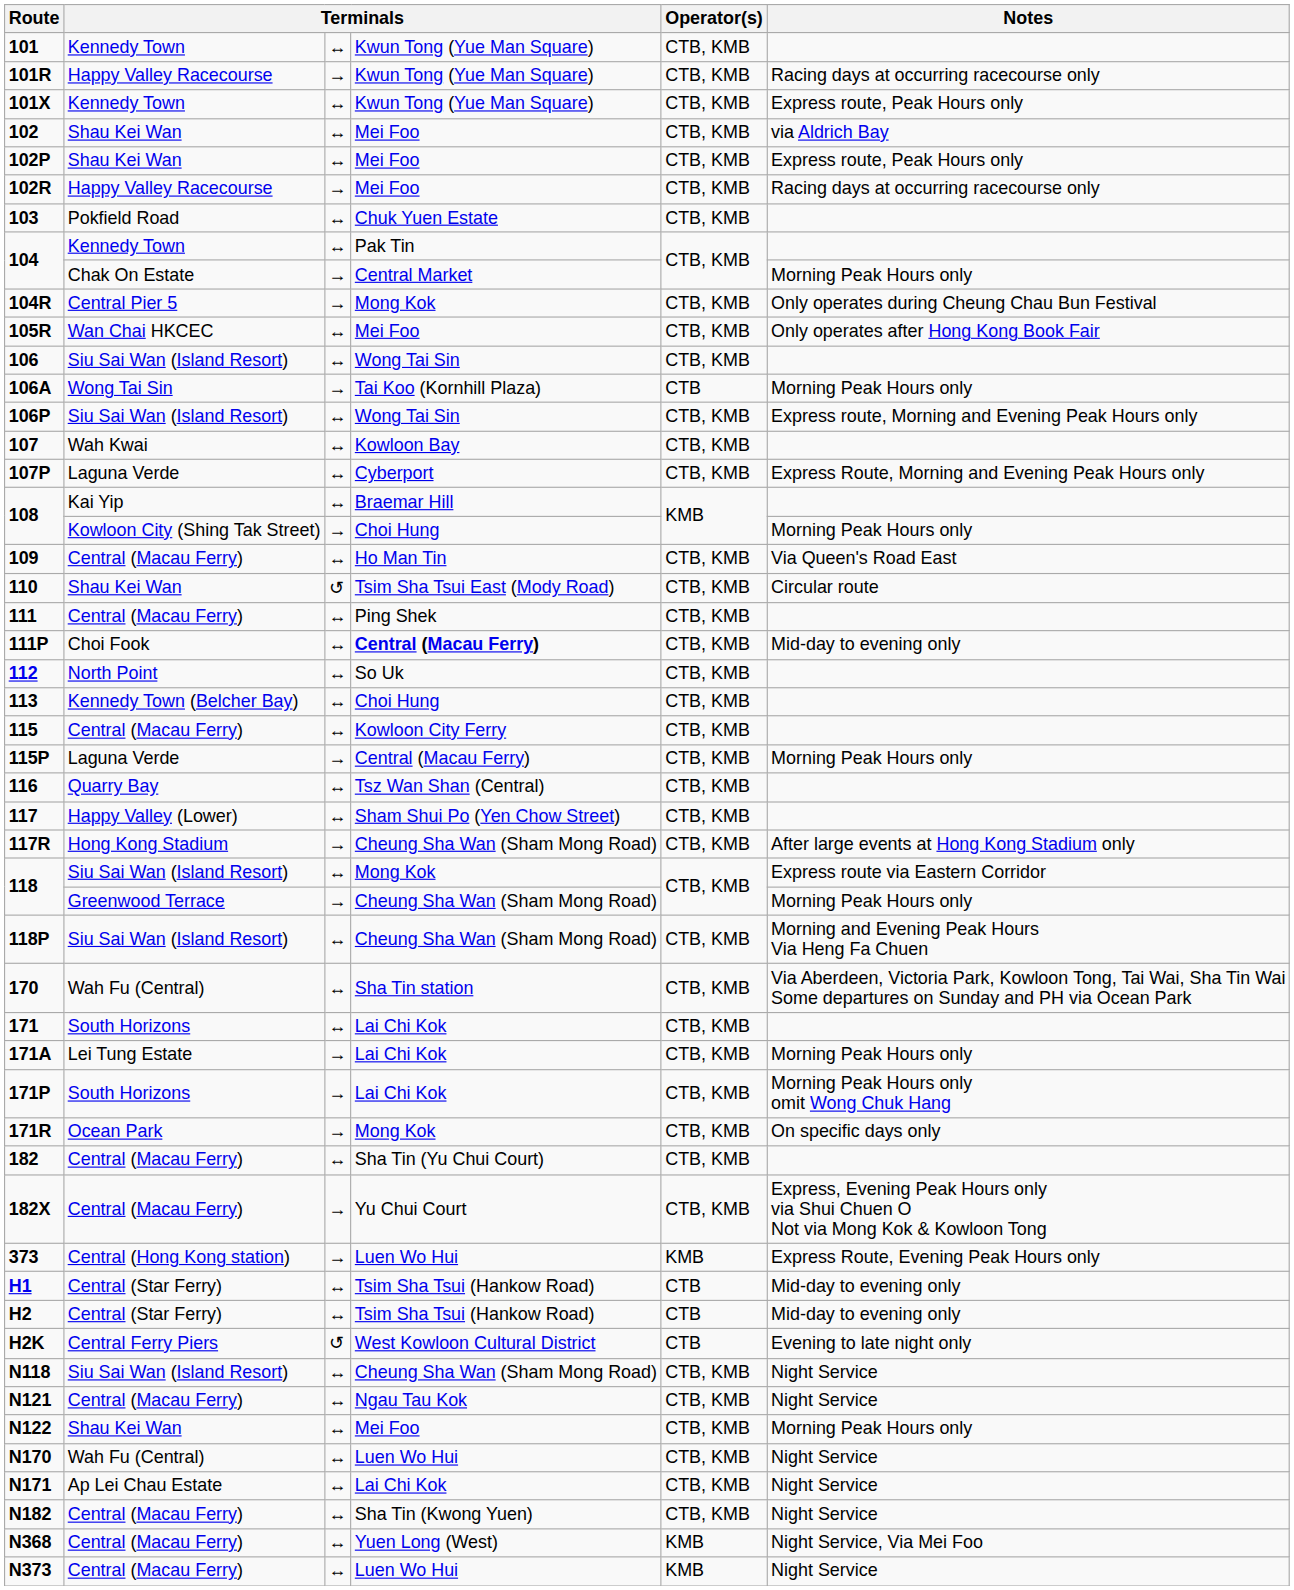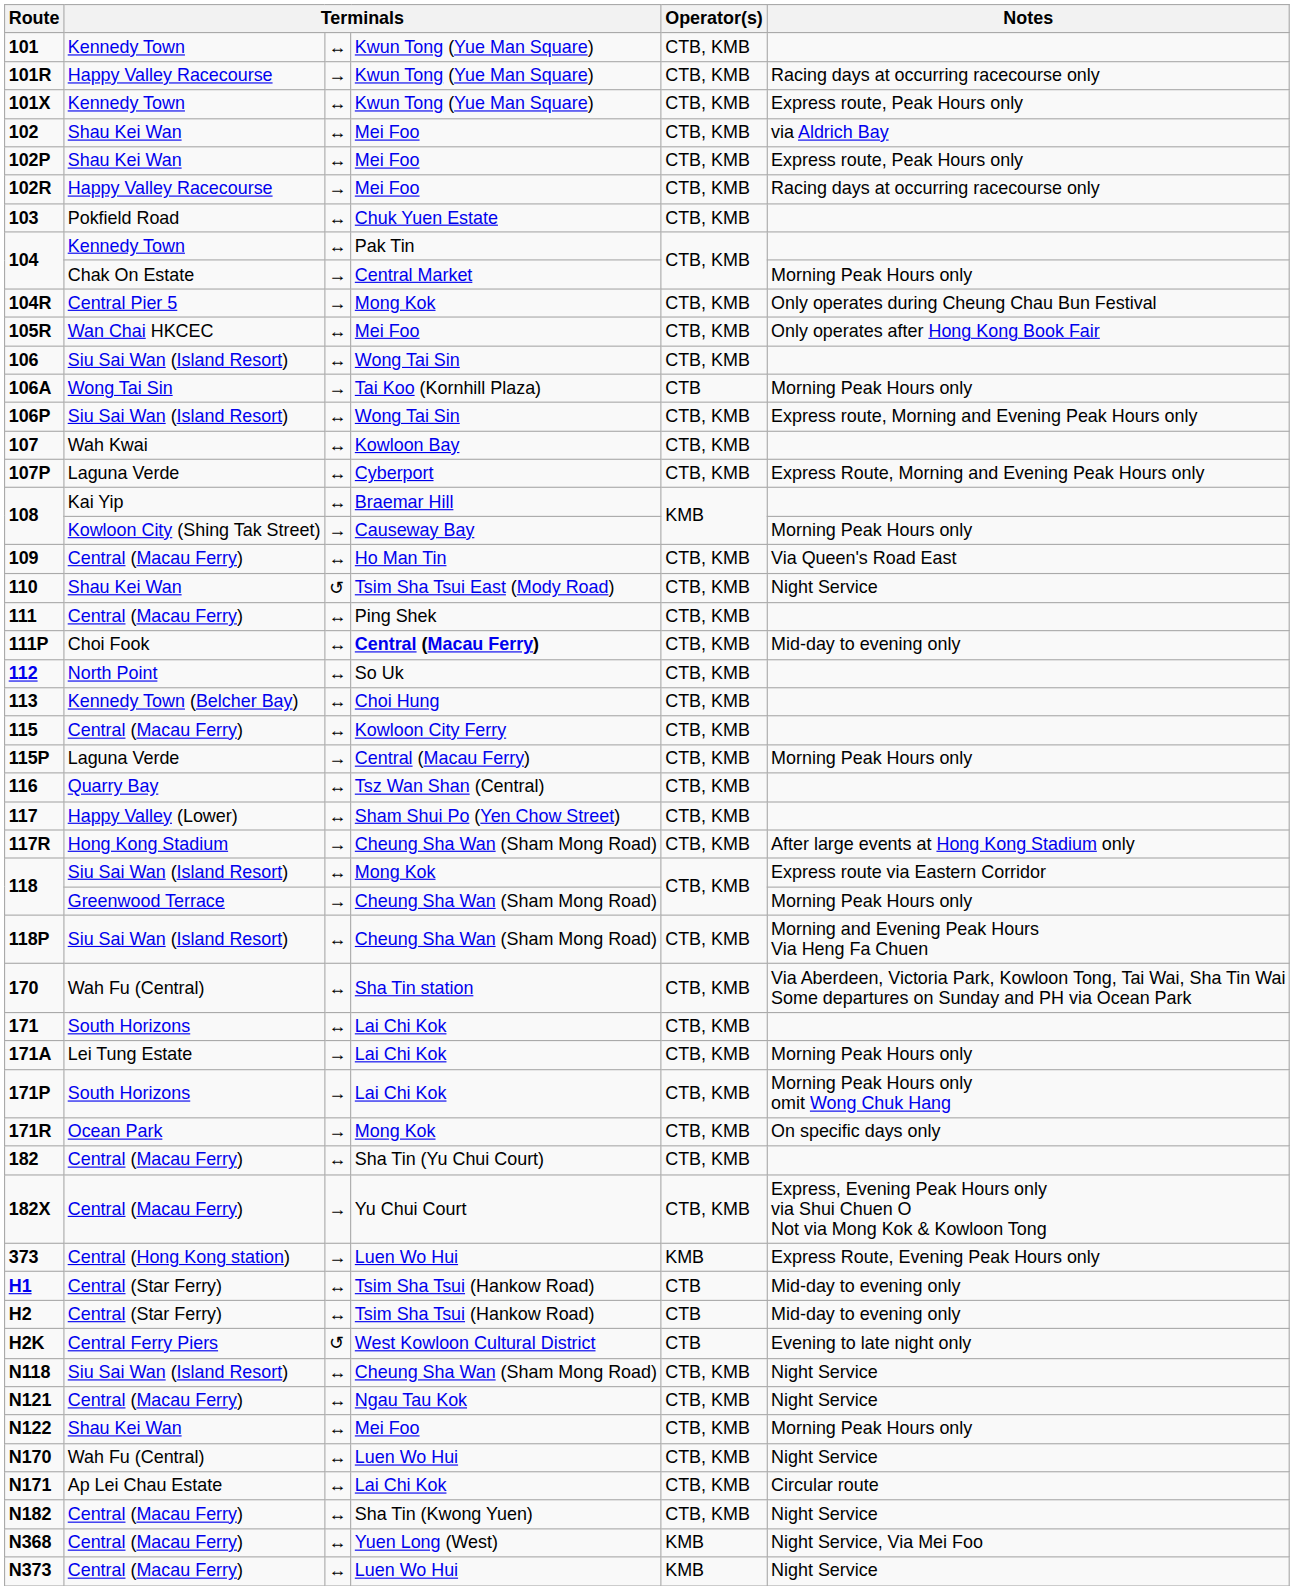(397, 530) Choi Hung -> (415, 530) Causeway Bay
(825, 587) Circular route -> (824, 587) Night Service
(824, 1485) Night Service -> (825, 1485) Circular route
